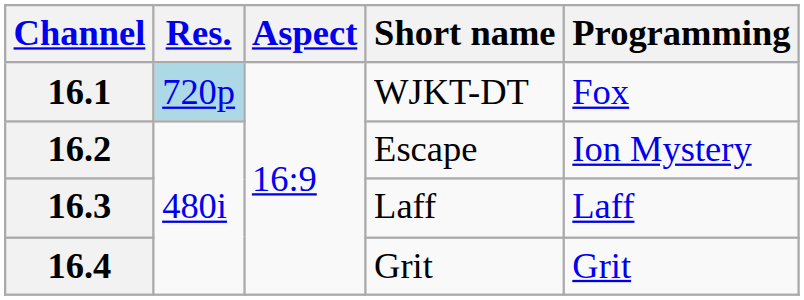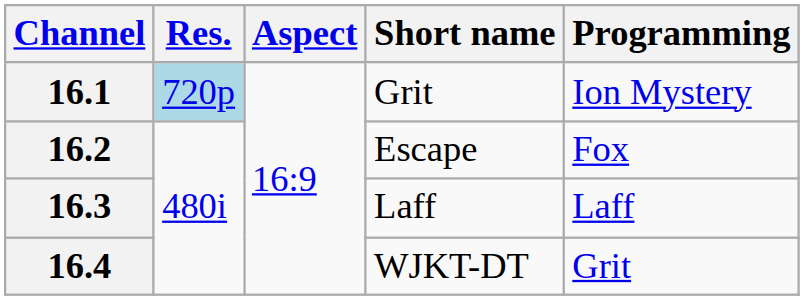(451, 91) WJKT-DT -> (403, 91) Grit
(601, 91) Fox -> (662, 91) Ion Mystery
(662, 149) Ion Mystery -> (601, 149) Fox
(403, 264) Grit -> (451, 264) WJKT-DT
